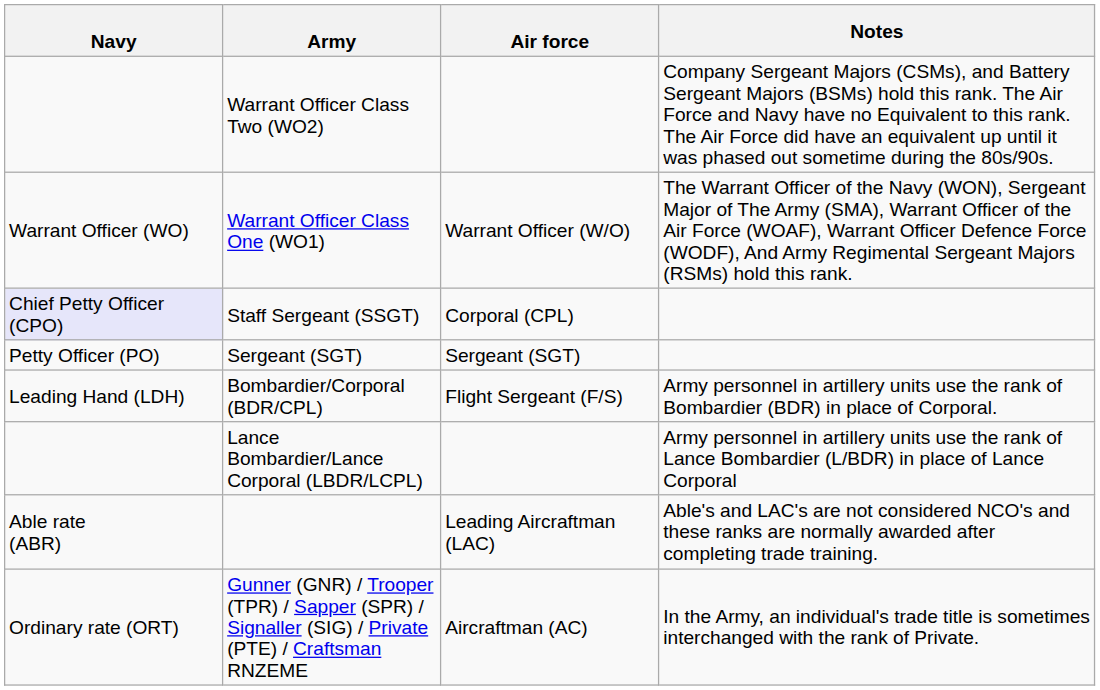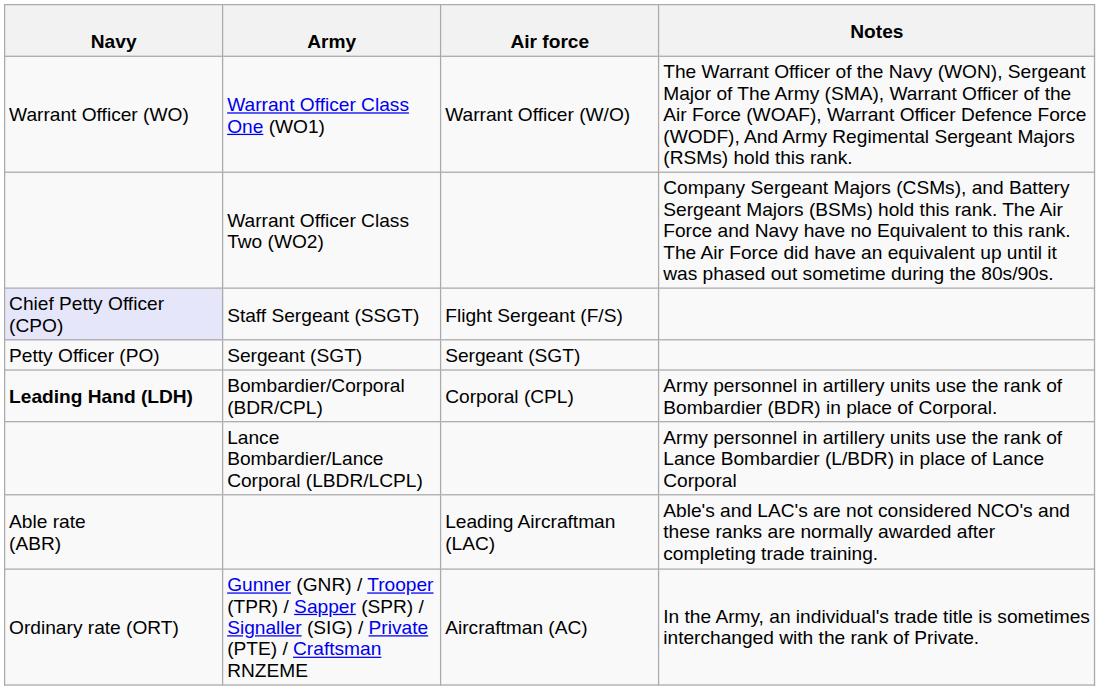rows swapped: (318, 231) <-> (318, 115)
(510, 314) Corporal (CPL) -> (534, 314) Flight Sergeant (F/S)
(97, 396) normal -> (101, 396) bold
(534, 396) Flight Sergeant (F/S) -> (510, 396) Corporal (CPL)
